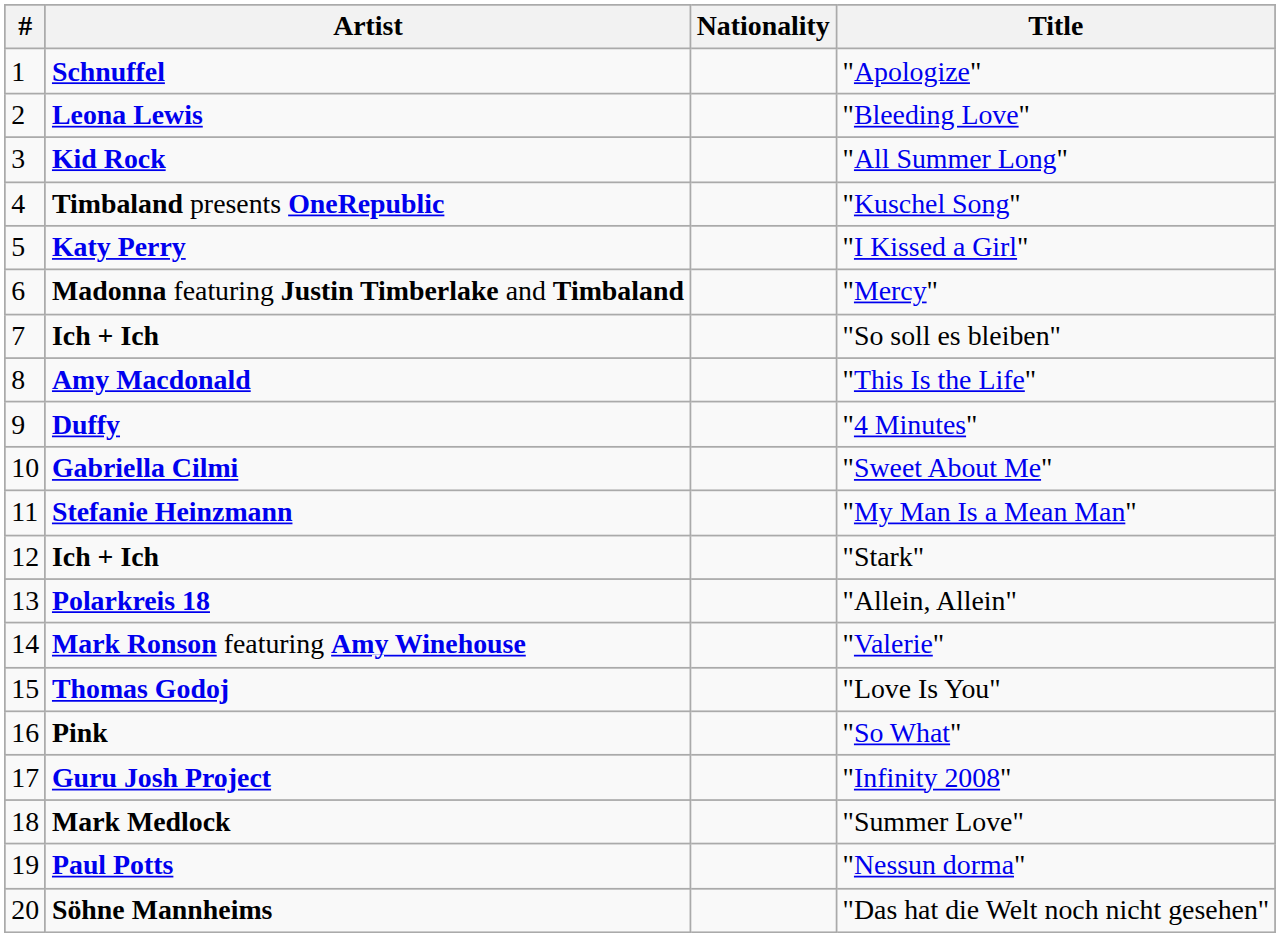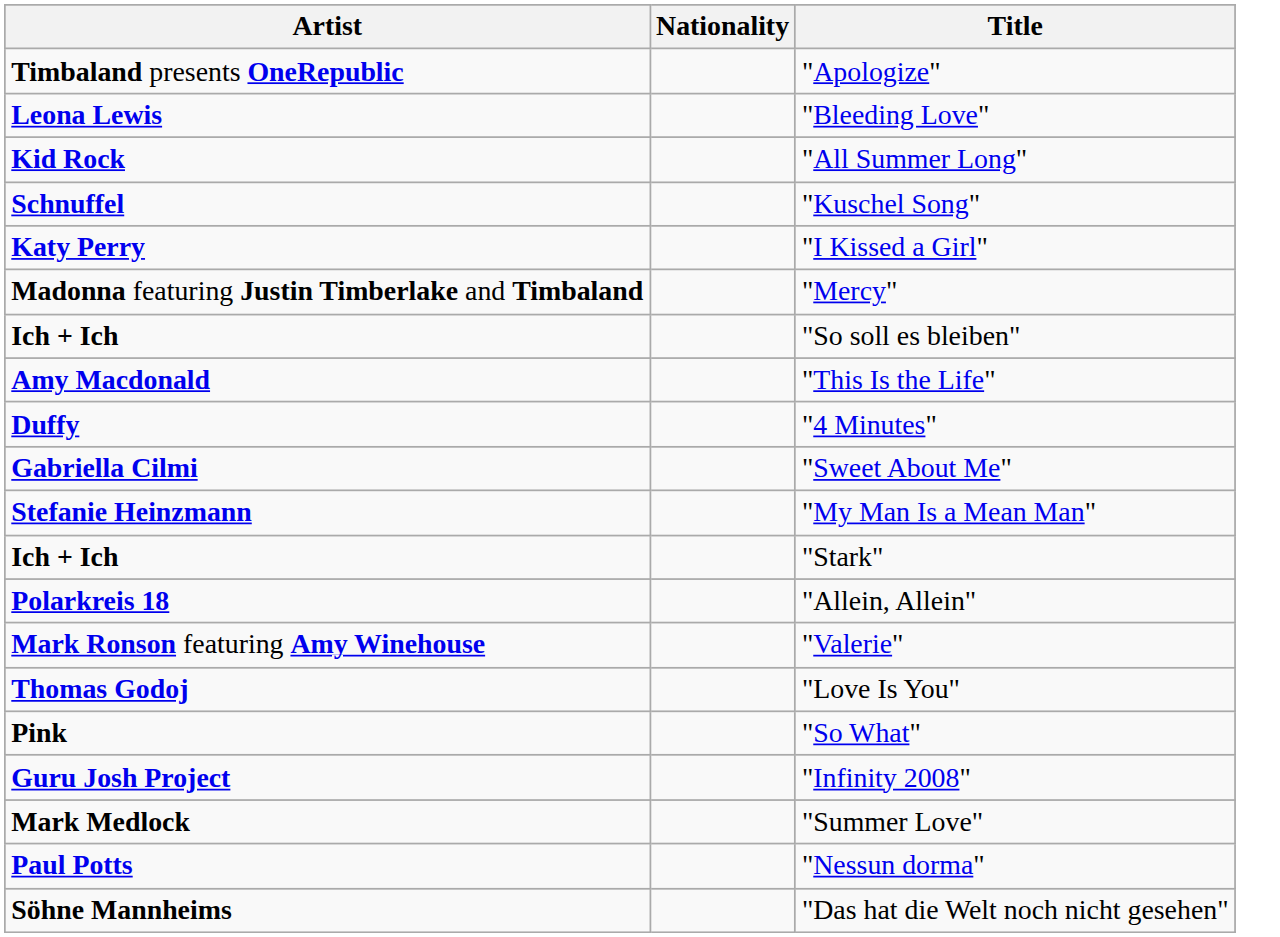- column: (25, 26)
(108, 70) Schnuffel -> (207, 70) Timbaland presents OneRepublic
(248, 203) Timbaland presents OneRepublic -> (68, 203) Schnuffel
